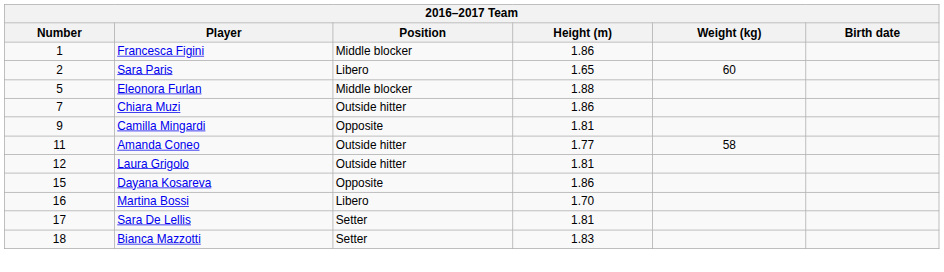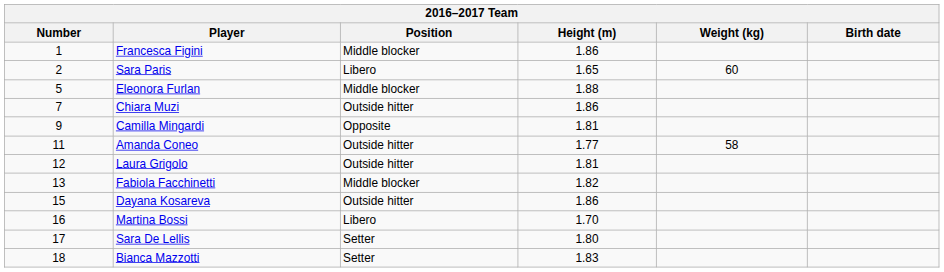+ row: (166, 182)
(359, 182) Opposite -> (378, 201) Outside hitter
(583, 220) 1.81 -> (587, 239) 1.80
